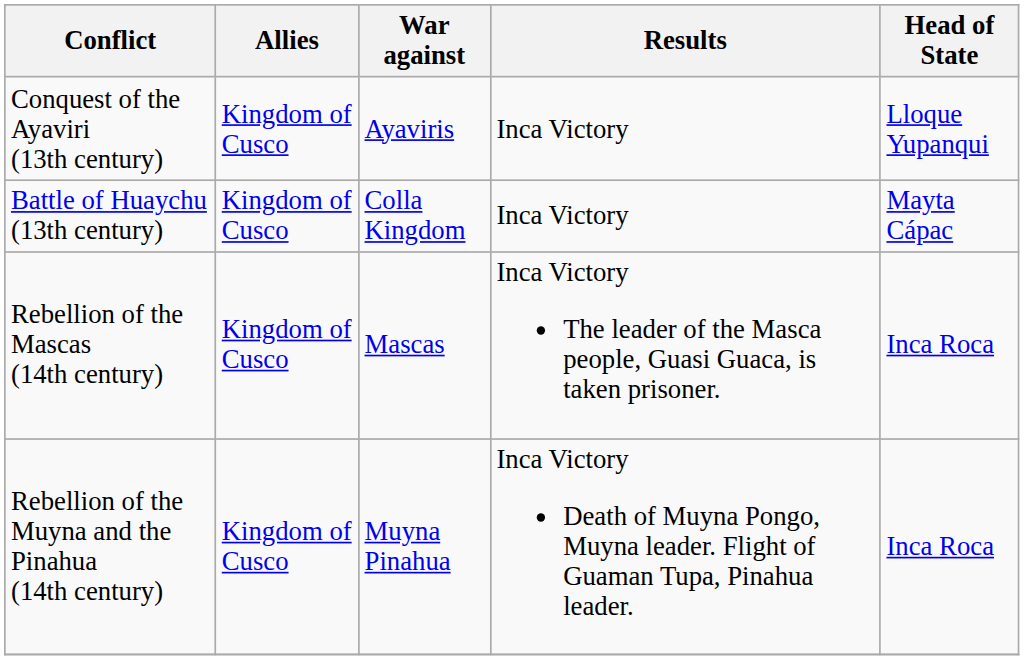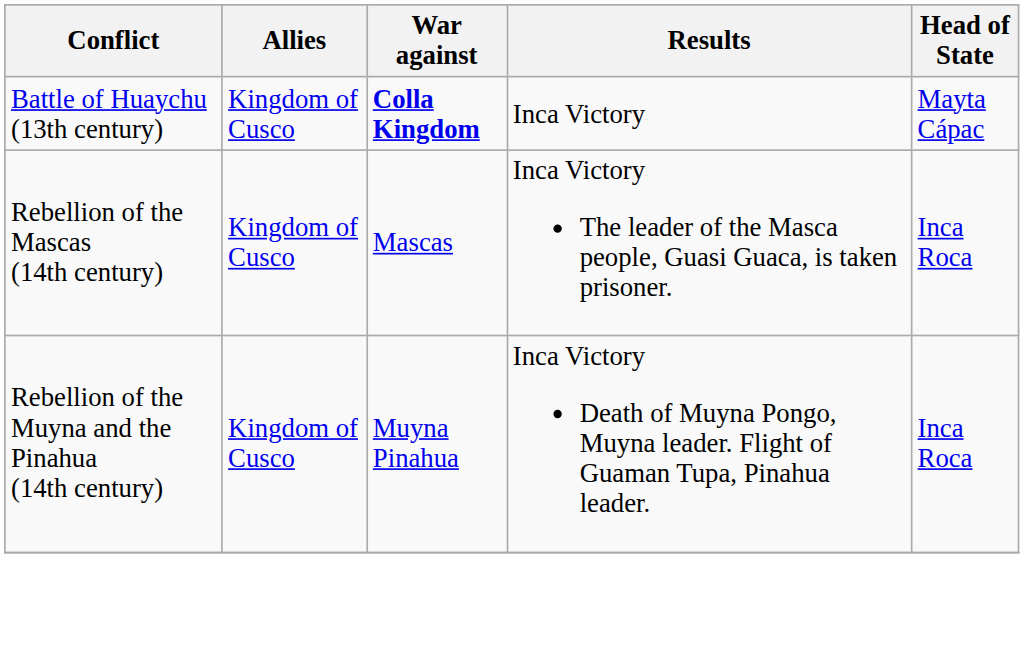- row: (96, 128)
(415, 215) normal -> (426, 113) bold
